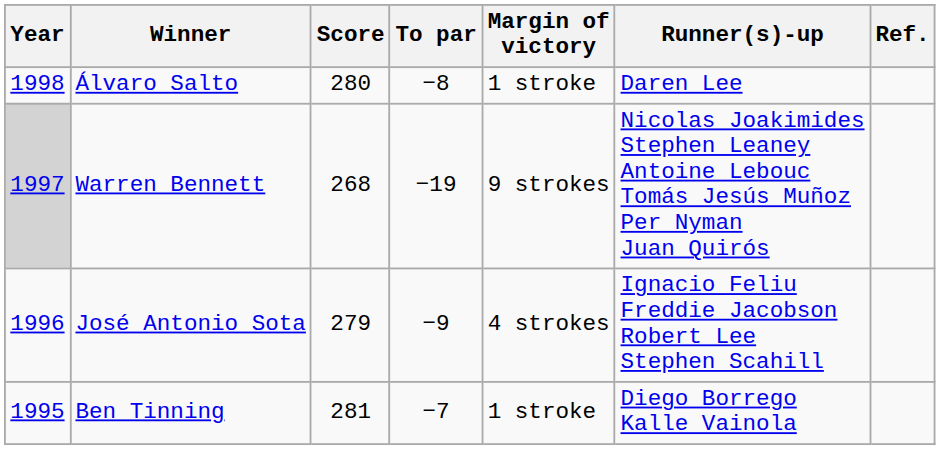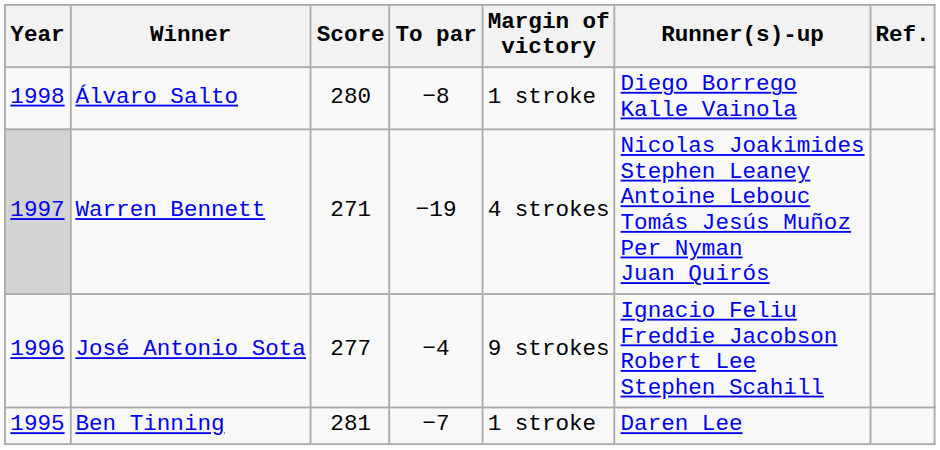(682, 86) Daren Lee -> (709, 98) Diego Borrego Kalle Vainola
(351, 186) 268 -> (351, 212) 271
(549, 186) 9 strokes -> (549, 212) 4 strokes
(351, 325) 279 -> (351, 351) 277
(436, 325) −9 -> (436, 351) −4
(549, 325) 4 strokes -> (549, 351) 9 strokes
(709, 413) Diego Borrego Kalle Vainola -> (682, 426) Daren Lee
